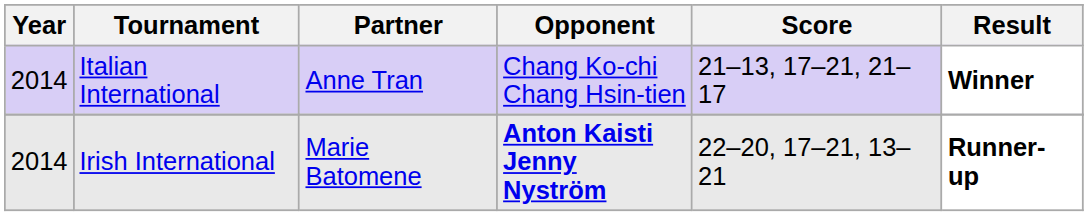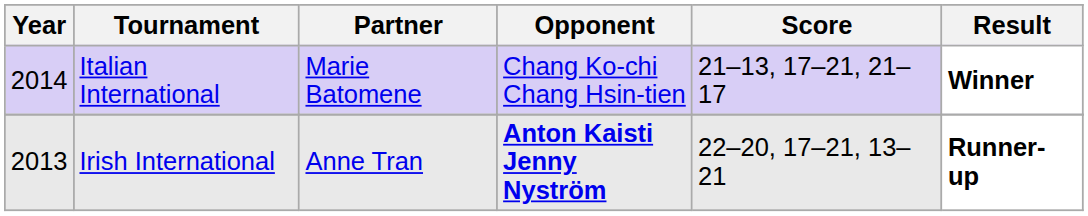(364, 80) Anne Tran -> (364, 80) Marie Batomene
(39, 163) 2014 -> (39, 163) 2013
(364, 163) Marie Batomene -> (364, 163) Anne Tran
